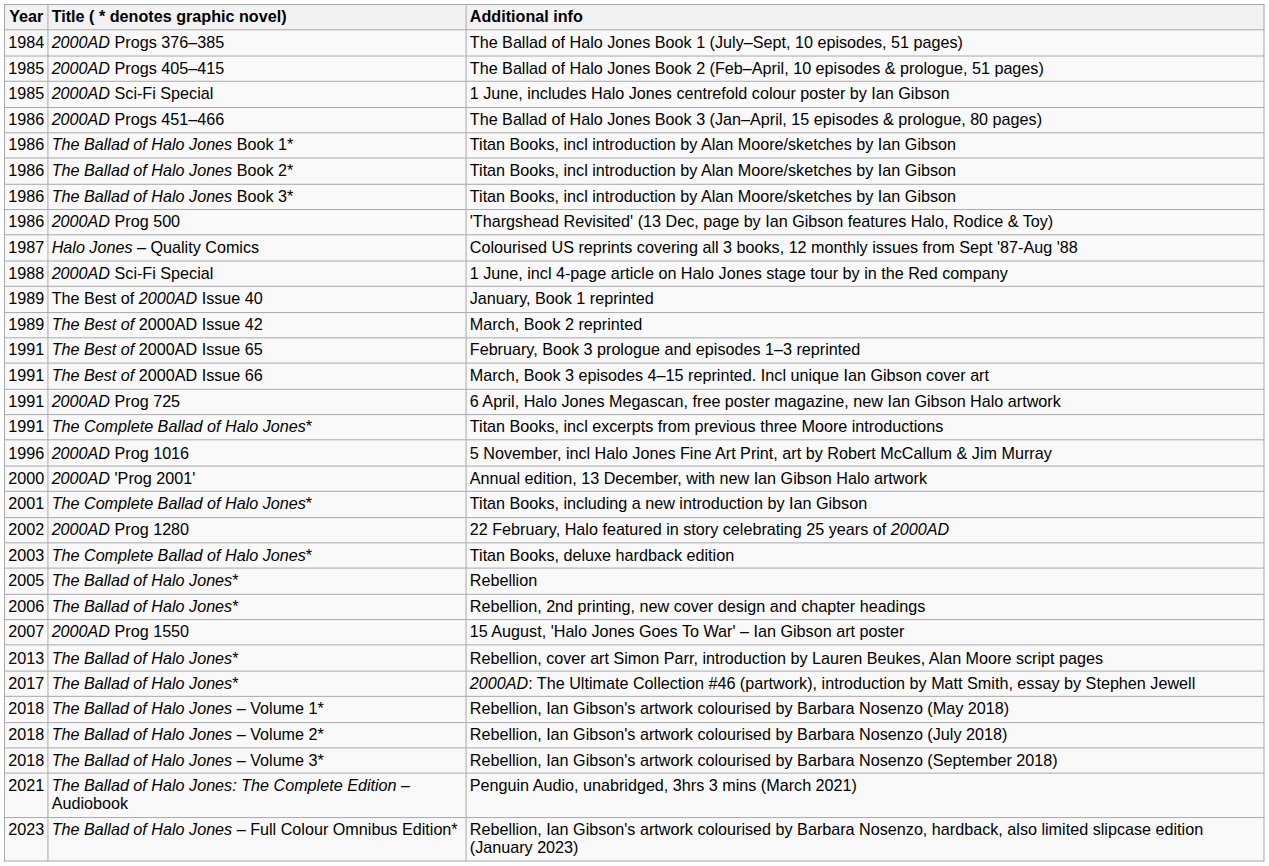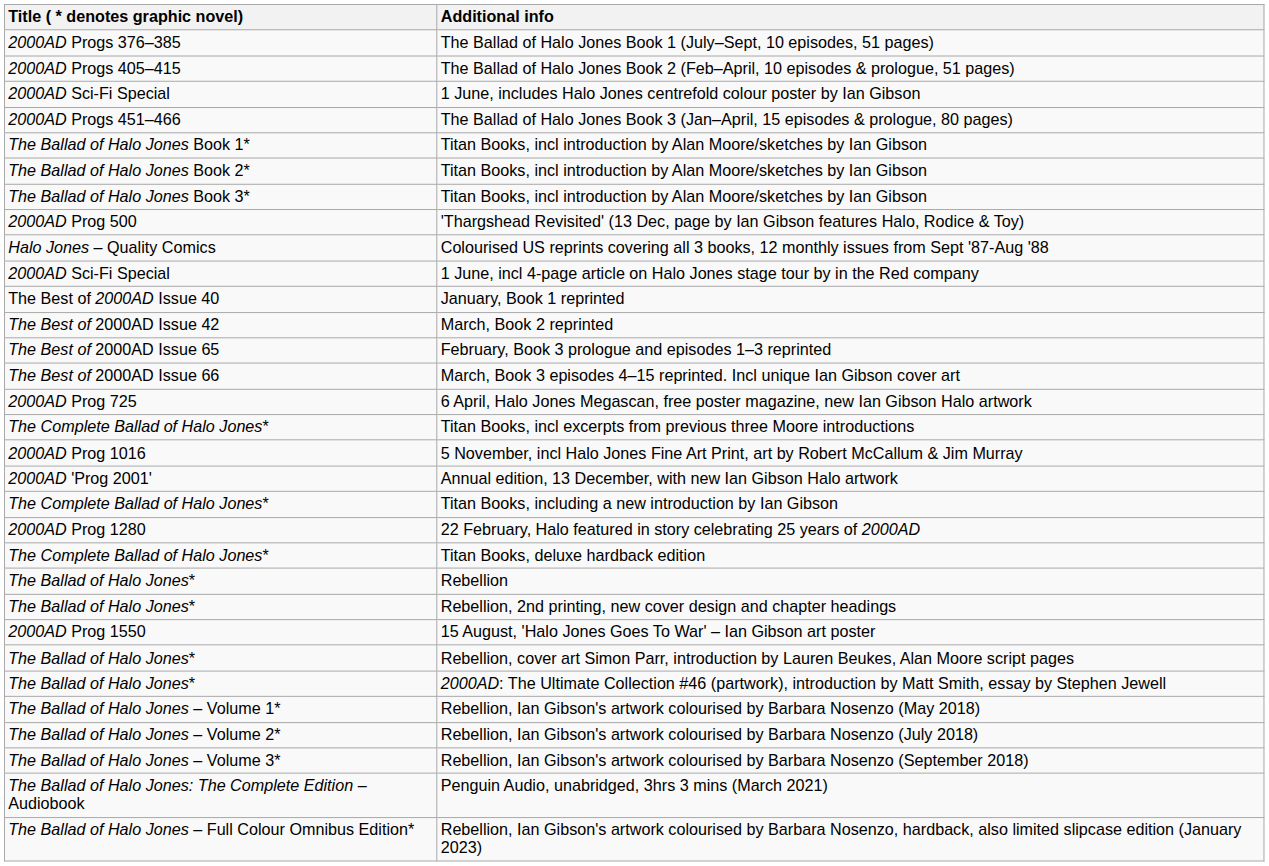- column: (26, 17)
